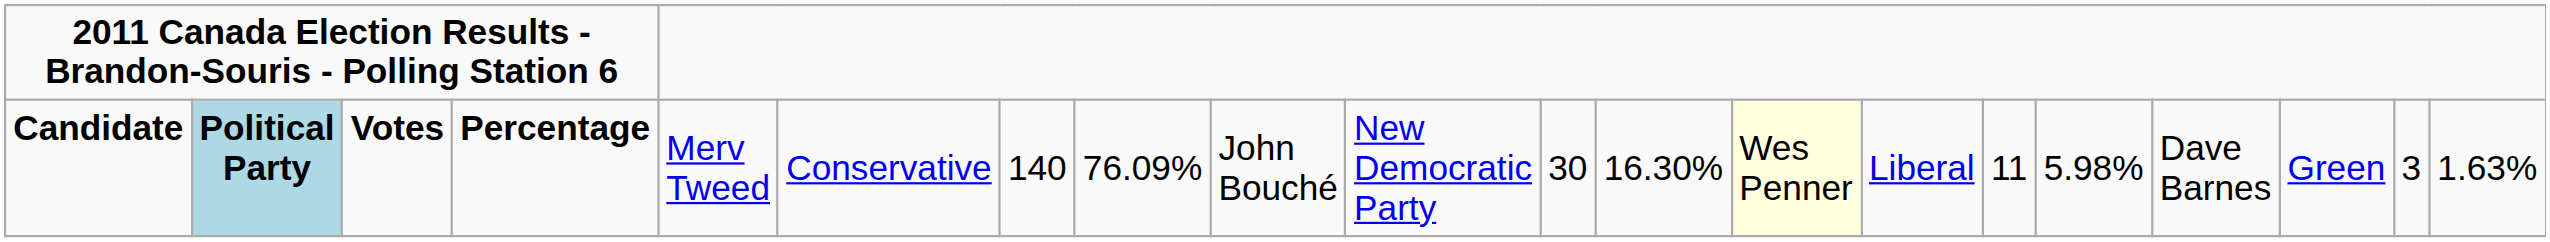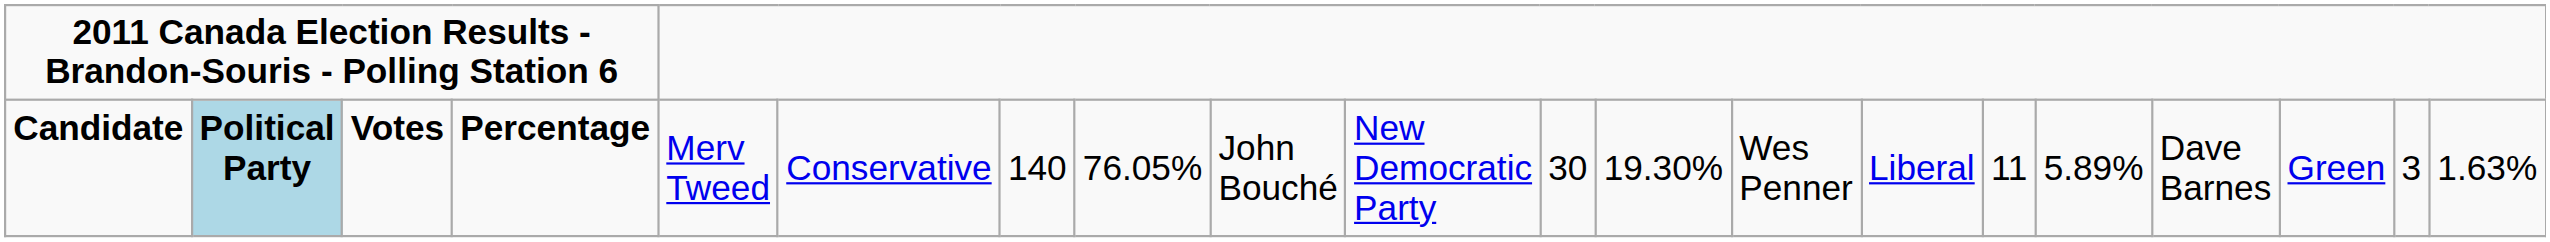(1143, 167) 76.09% -> (1143, 167) 76.05%
(1663, 167) 16.30% -> (1663, 167) 19.30%
(1796, 167) lightyellow background -> (1796, 167) no background
(2094, 167) 5.98% -> (2094, 167) 5.89%
